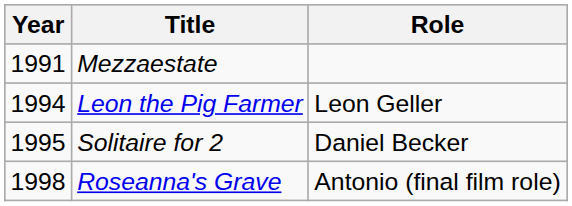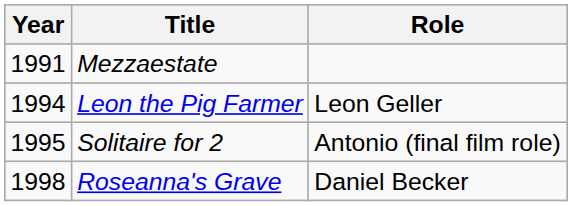(391, 142) Daniel Becker -> (438, 142) Antonio (final film role)
(438, 182) Antonio (final film role) -> (391, 182) Daniel Becker
